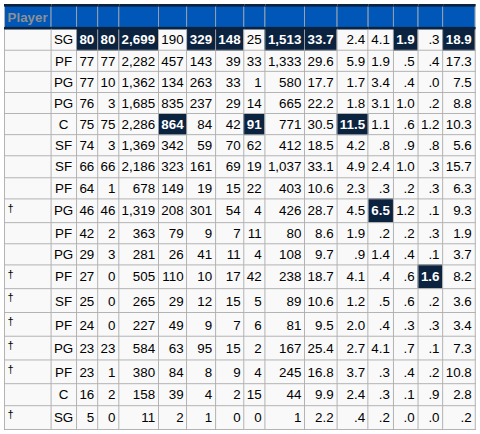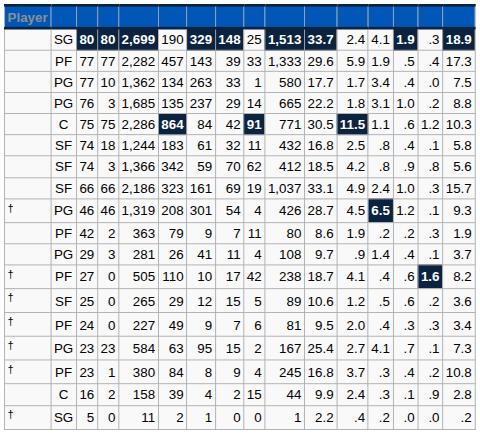(172, 103) 835 -> (172, 103) 135
+ row: (87, 146)
(138, 146) 1,369 -> (138, 167) 1,366
- row: (87, 188)
